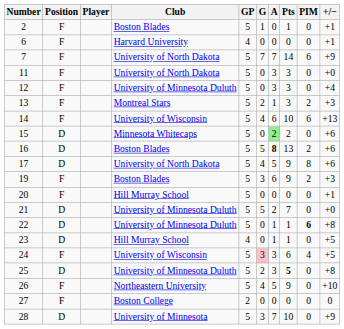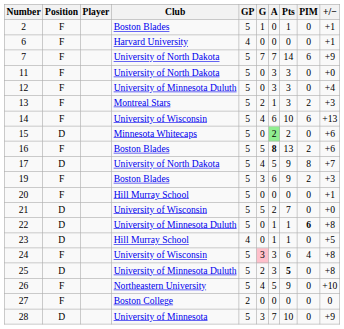(62, 149) D -> (62, 149) F
(330, 164) +6 -> (330, 164) +7
(175, 210) University of Minnesota Duluth -> (160, 210) University of Wisconsin
(330, 255) +5 -> (330, 255) +8
